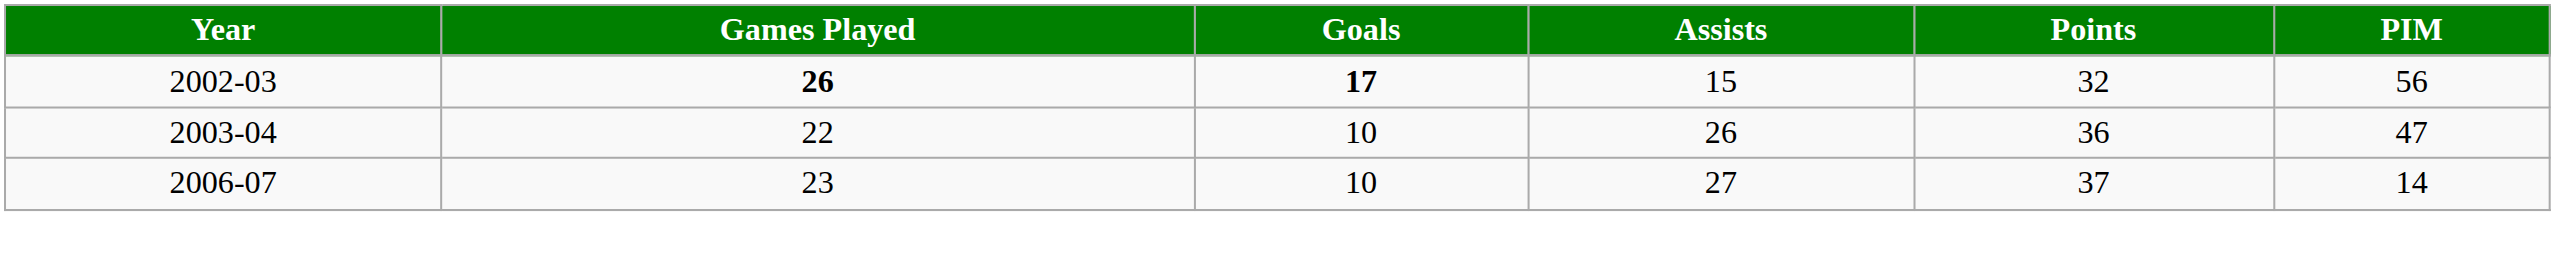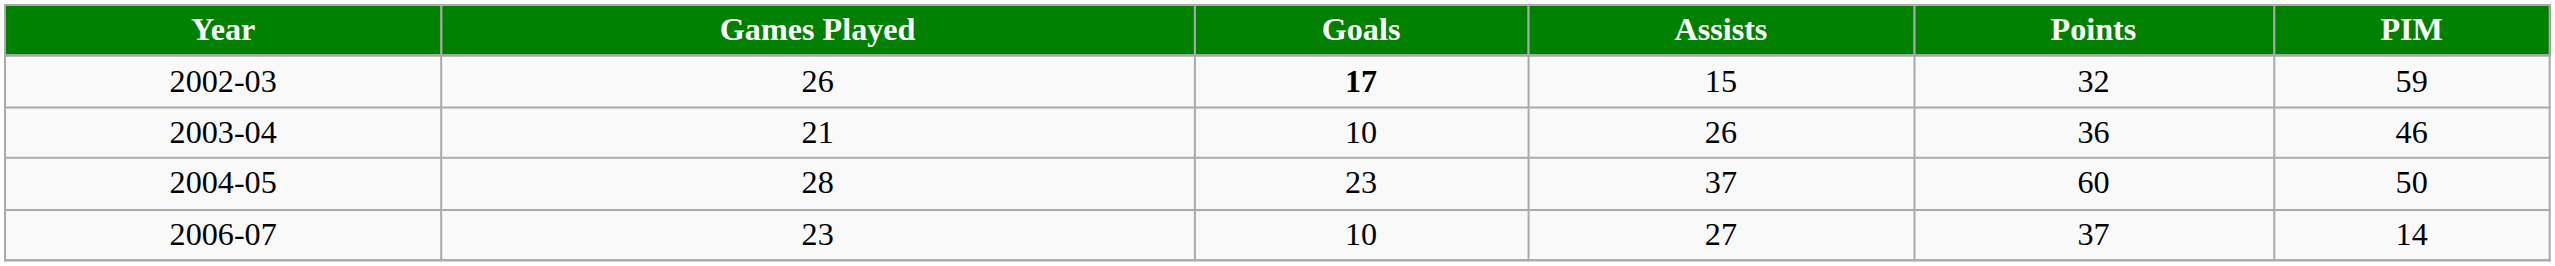(818, 81) bold -> (818, 81) normal
(2412, 81) 56 -> (2412, 81) 59
(818, 132) 22 -> (818, 132) 21
(2412, 132) 47 -> (2412, 132) 46
+ row: (223, 183)
